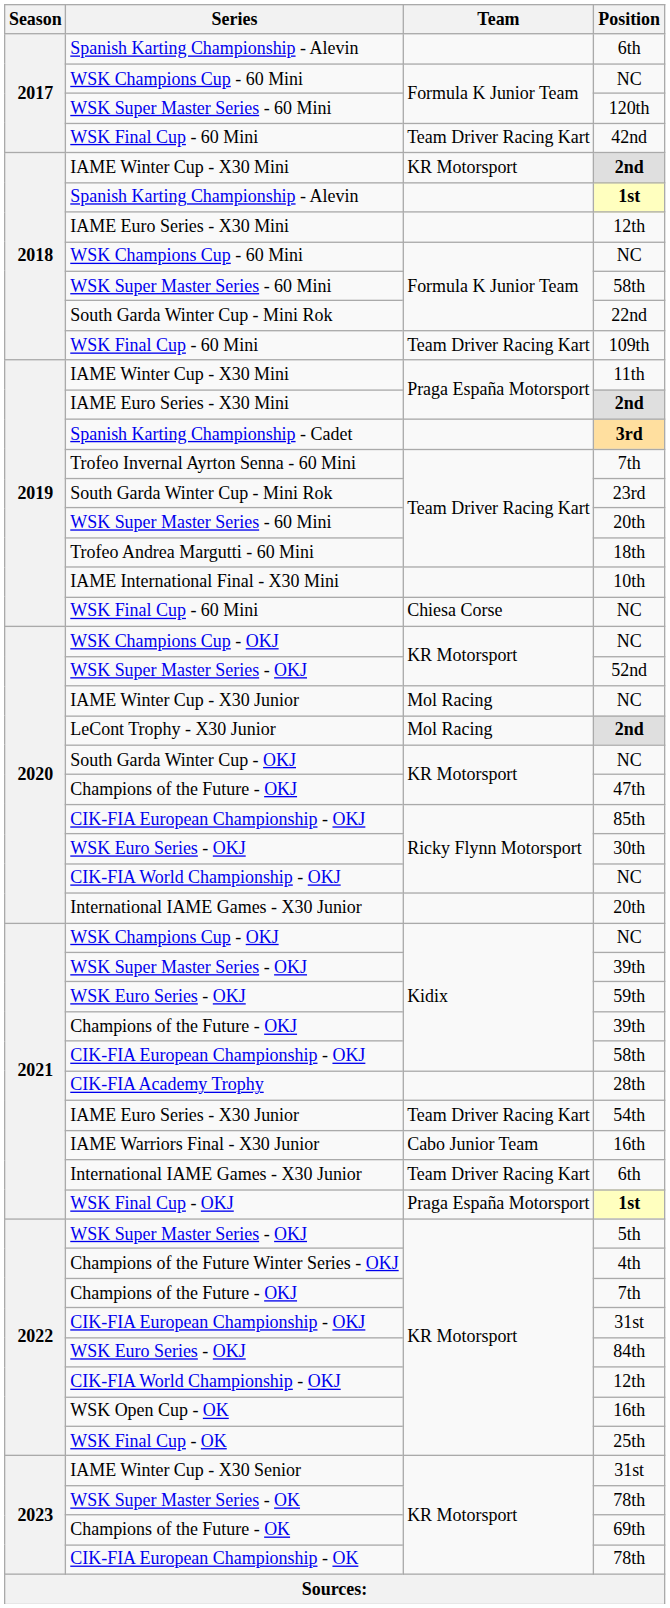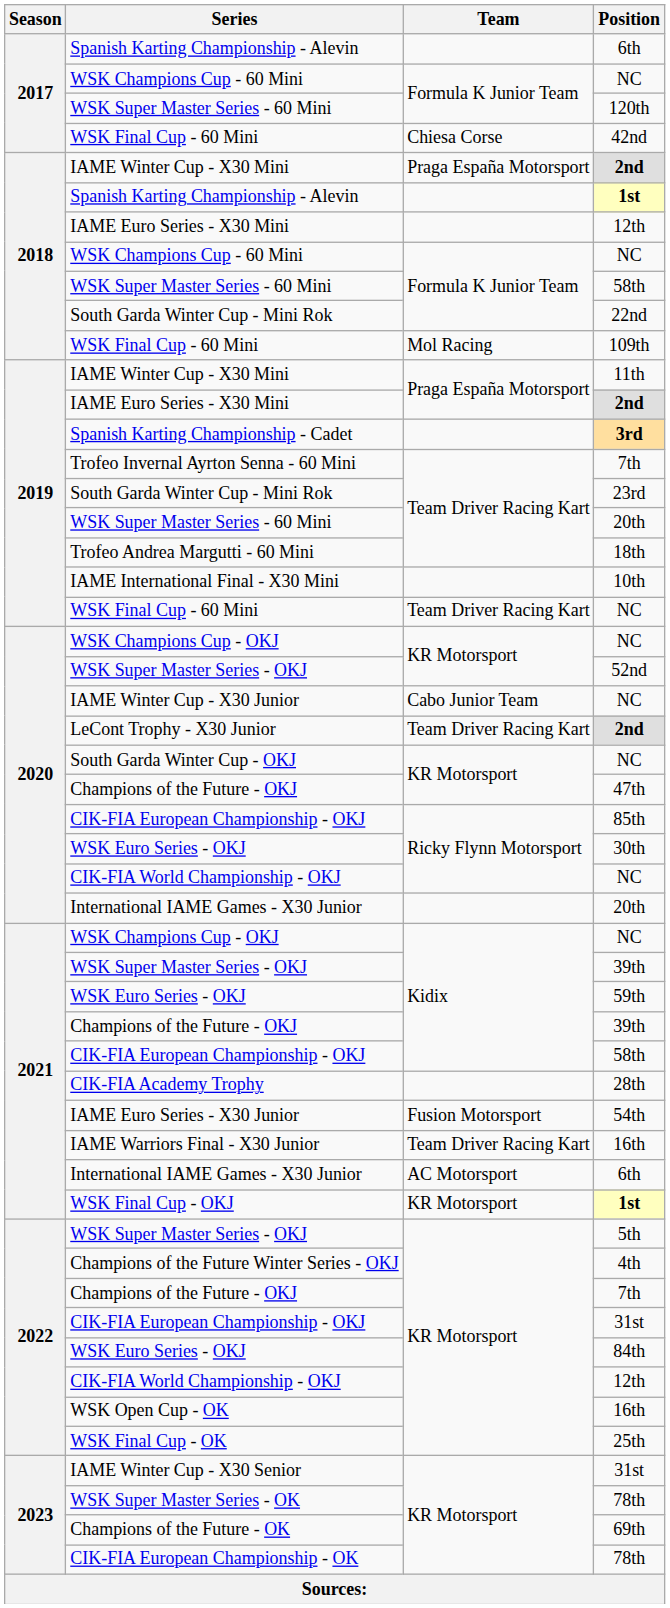(498, 137) Team Driver Racing Kart -> (455, 137) Chiesa Corse
(462, 166) KR Motorsport -> (498, 166) Praga España Motorsport
(498, 344) Team Driver Racing Kart -> (450, 344) Mol Racing
(455, 611) Chiesa Corse -> (498, 611) Team Driver Racing Kart
(450, 700) Mol Racing -> (473, 700) Cabo Junior Team
(450, 729) Mol Racing -> (498, 729) Team Driver Racing Kart
(498, 1114) Team Driver Racing Kart -> (474, 1114) Fusion Motorsport
(473, 1144) Cabo Junior Team -> (498, 1144) Team Driver Racing Kart
(498, 1173) Team Driver Racing Kart -> (462, 1173) AC Motorsport
(498, 1203) Praga España Motorsport -> (462, 1203) KR Motorsport
